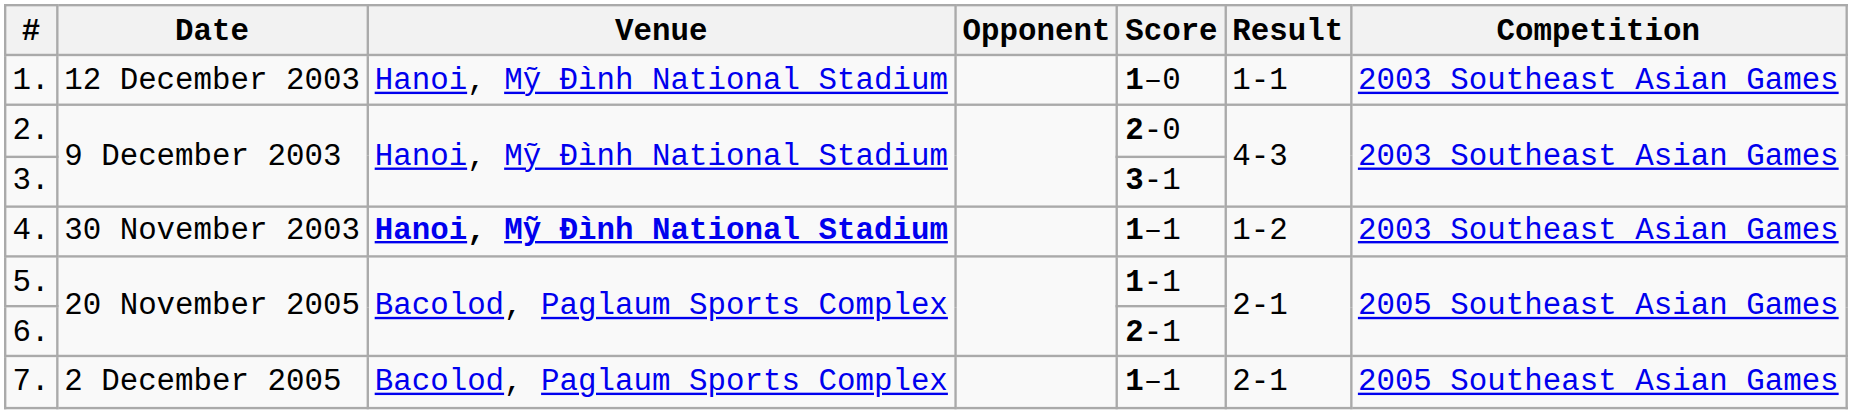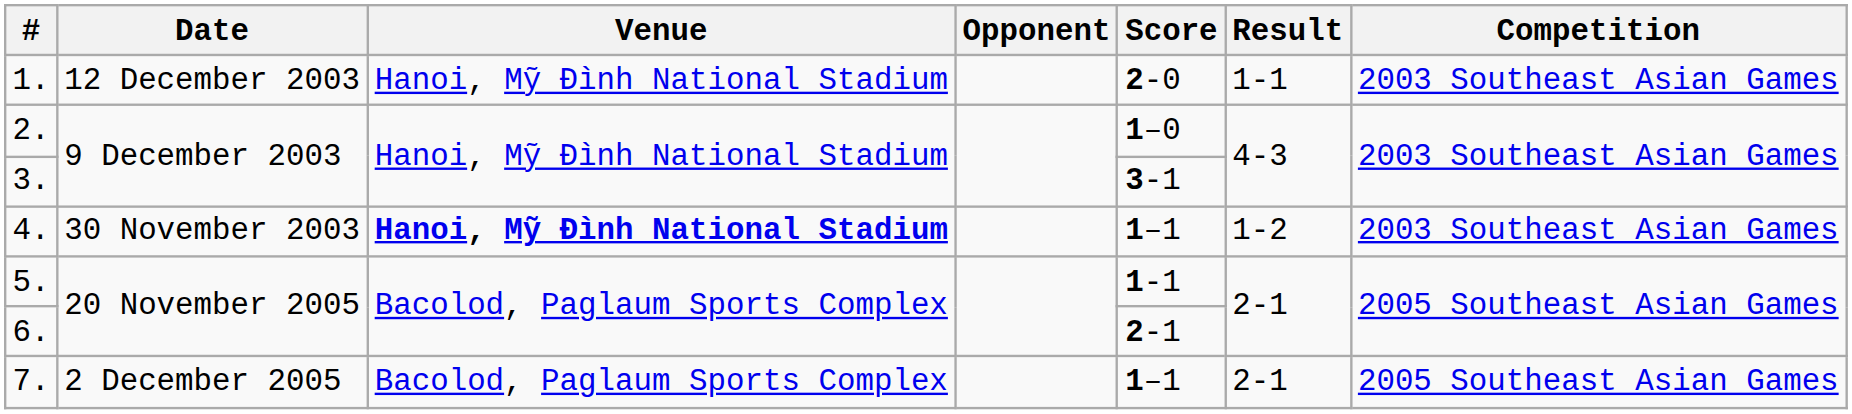(1153, 81) 1–0 -> (1153, 81) 2-0
(1153, 131) 2-0 -> (1153, 131) 1–0
